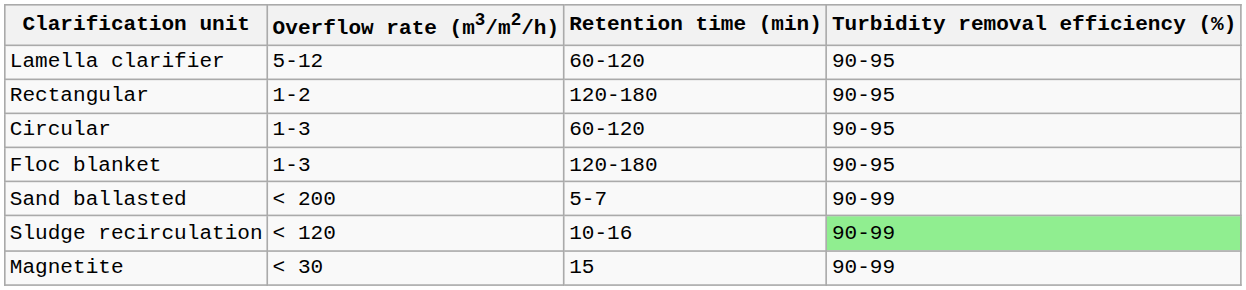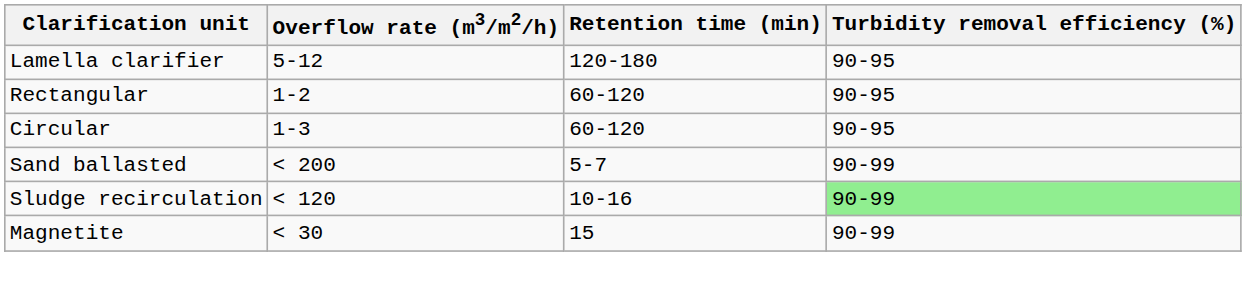(607, 62) 60-120 -> (613, 62) 120-180
(613, 96) 120-180 -> (607, 96) 60-120
- row: (86, 165)
